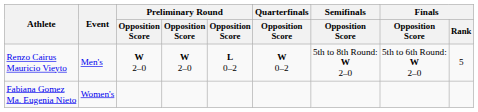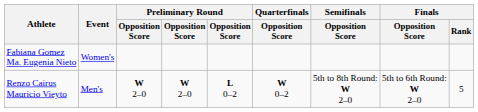rows swapped: (37, 63) <-> (41, 94)
